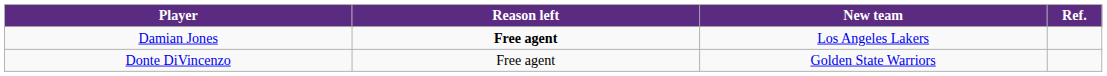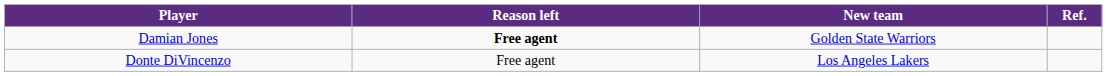(873, 37) Los Angeles Lakers -> (873, 37) Golden State Warriors
(873, 60) Golden State Warriors -> (873, 60) Los Angeles Lakers
